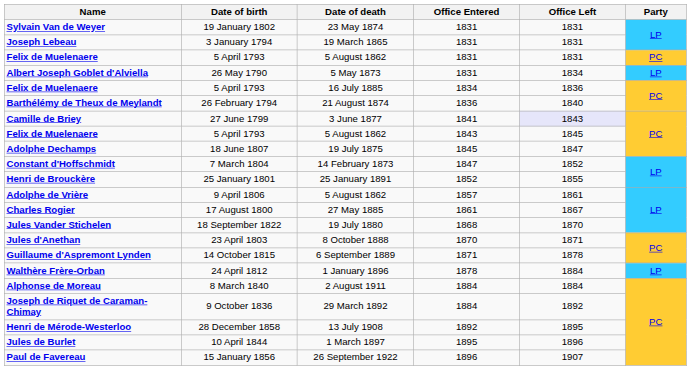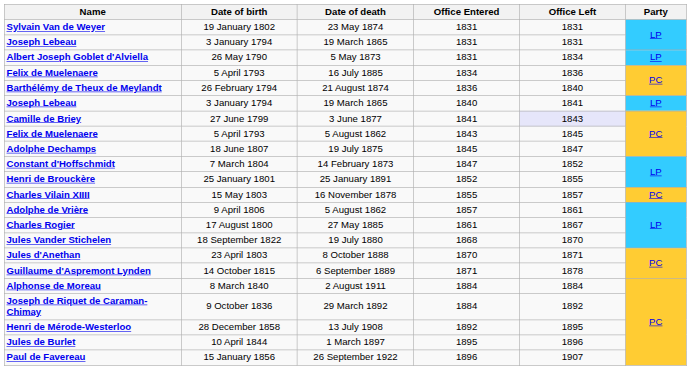- row: (52, 57)
+ row: (41, 103)
+ row: (48, 194)
- row: (56, 270)
